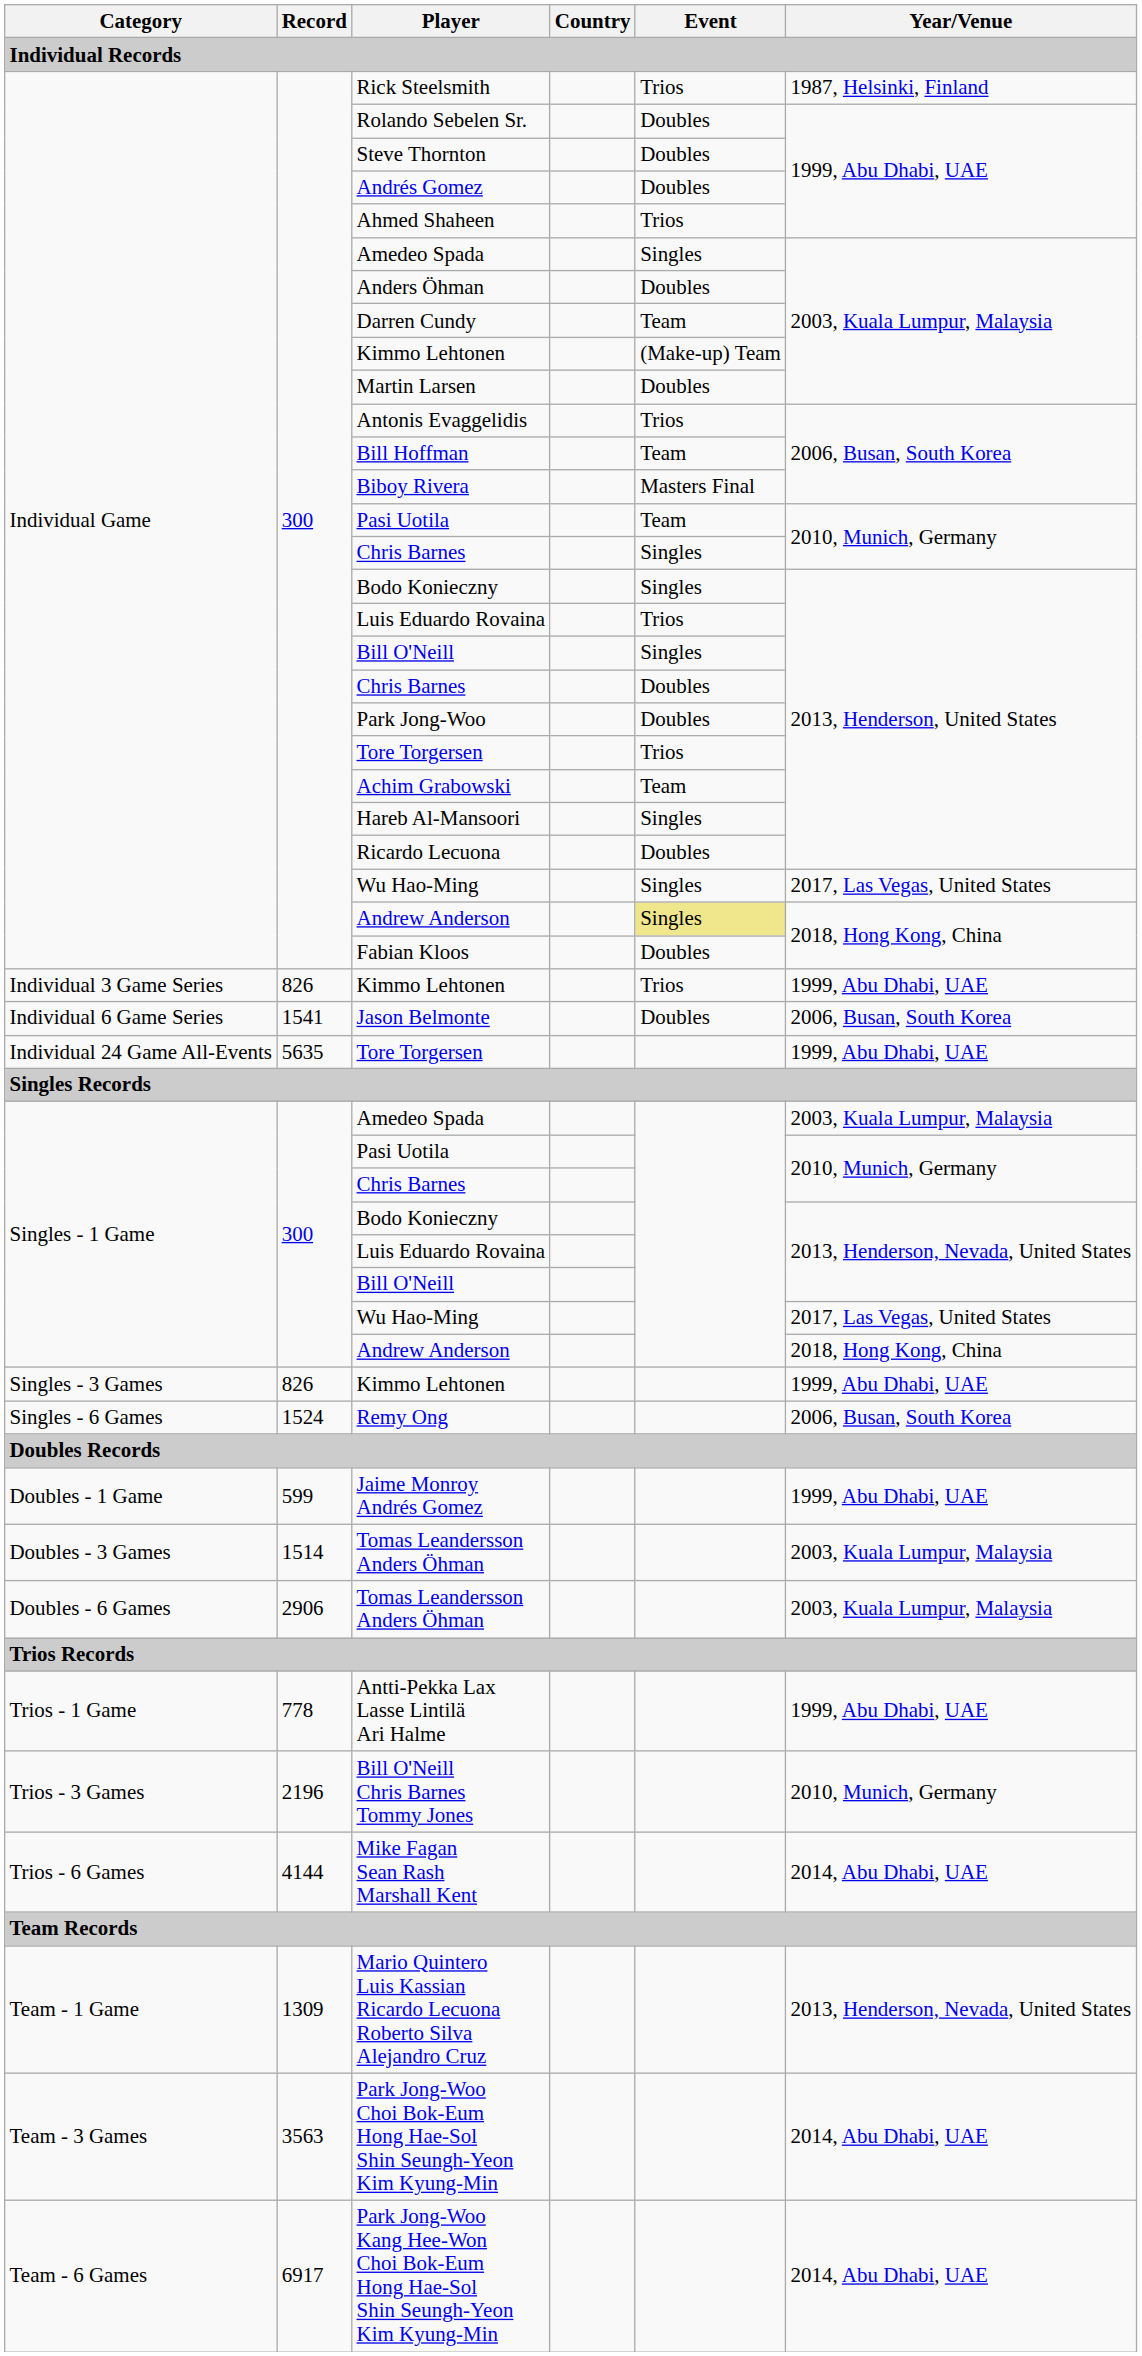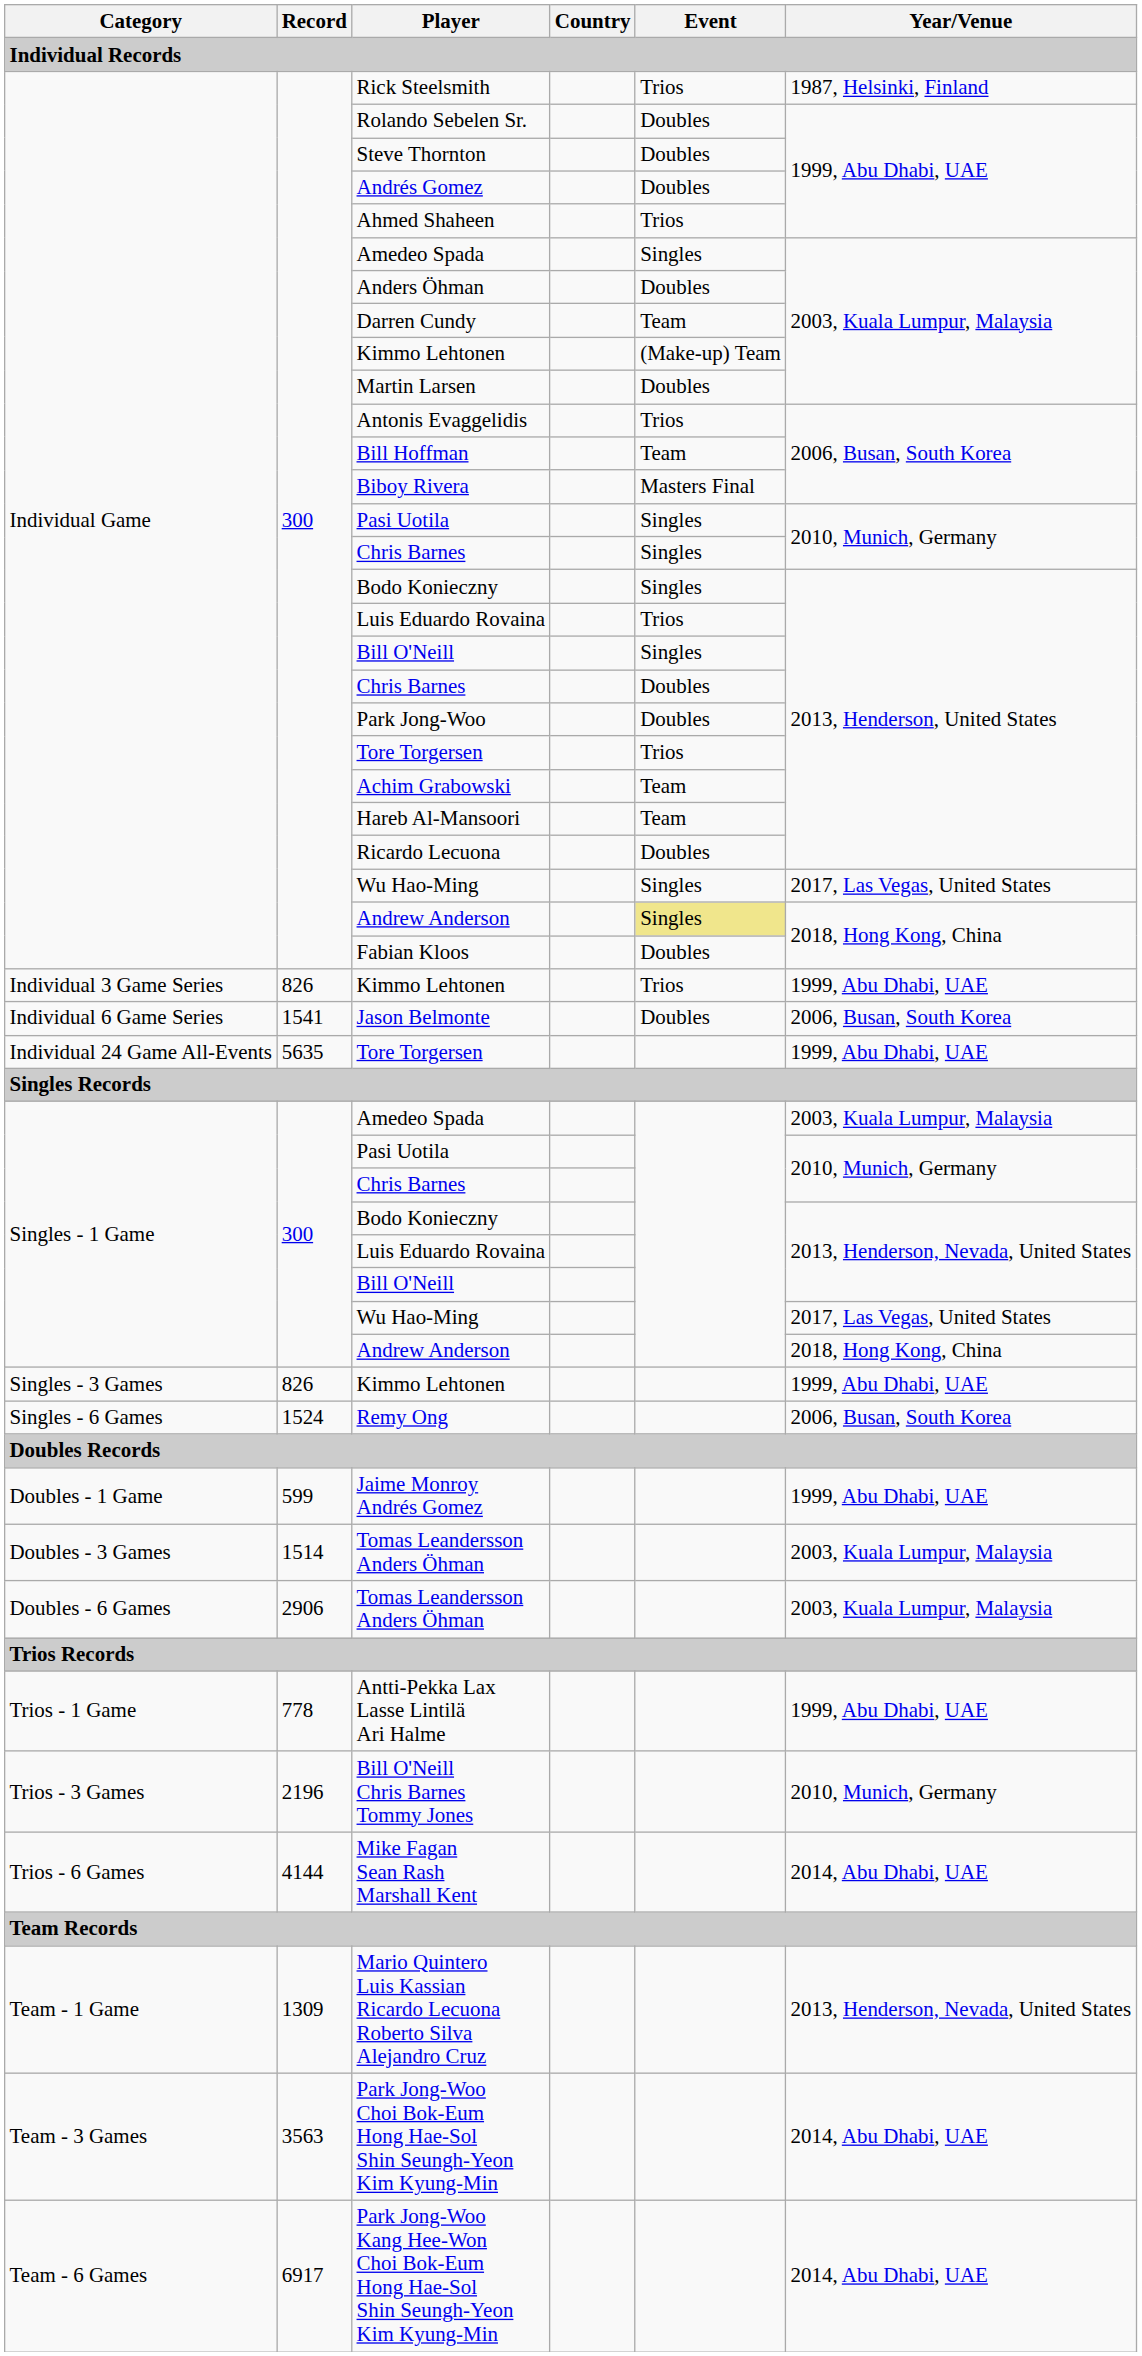(663, 519) Team -> (671, 519) Singles
(671, 818) Singles -> (663, 818) Team
